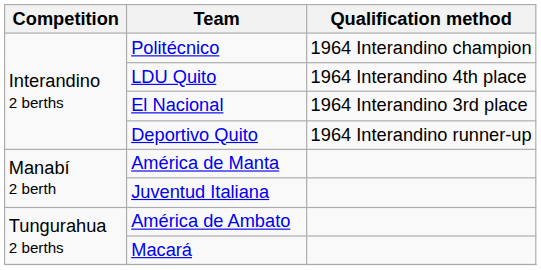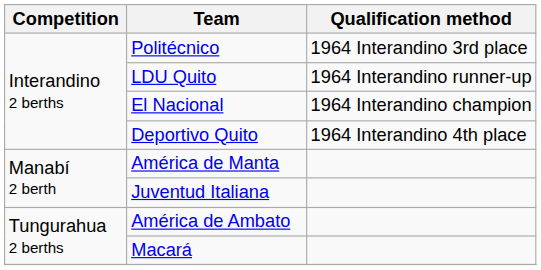(421, 47) 1964 Interandino champion -> (419, 47) 1964 Interandino 3rd place
(419, 76) 1964 Interandino 4th place -> (421, 76) 1964 Interandino runner-up
(419, 105) 1964 Interandino 3rd place -> (421, 105) 1964 Interandino champion
(421, 134) 1964 Interandino runner-up -> (419, 134) 1964 Interandino 4th place
